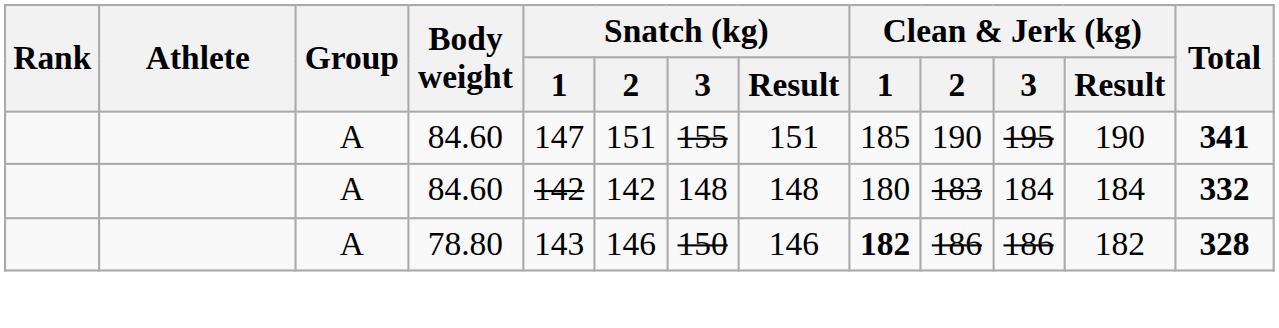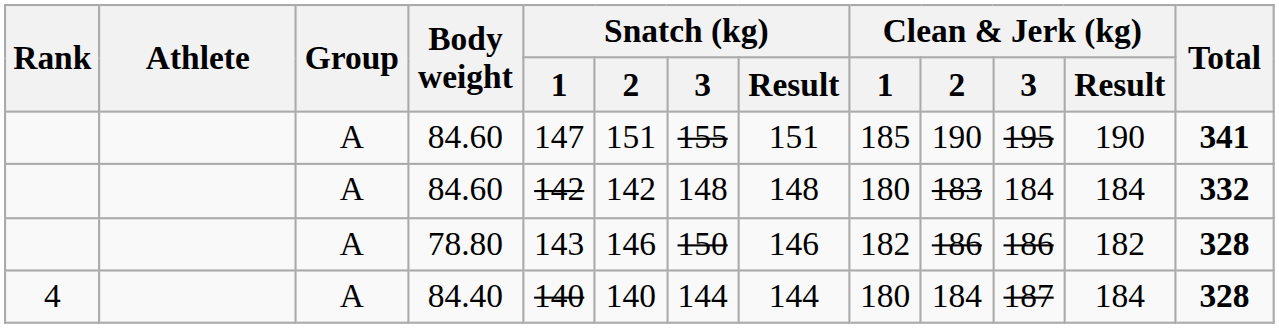(885, 243) bold -> (885, 243) normal
+ row: (52, 296)
